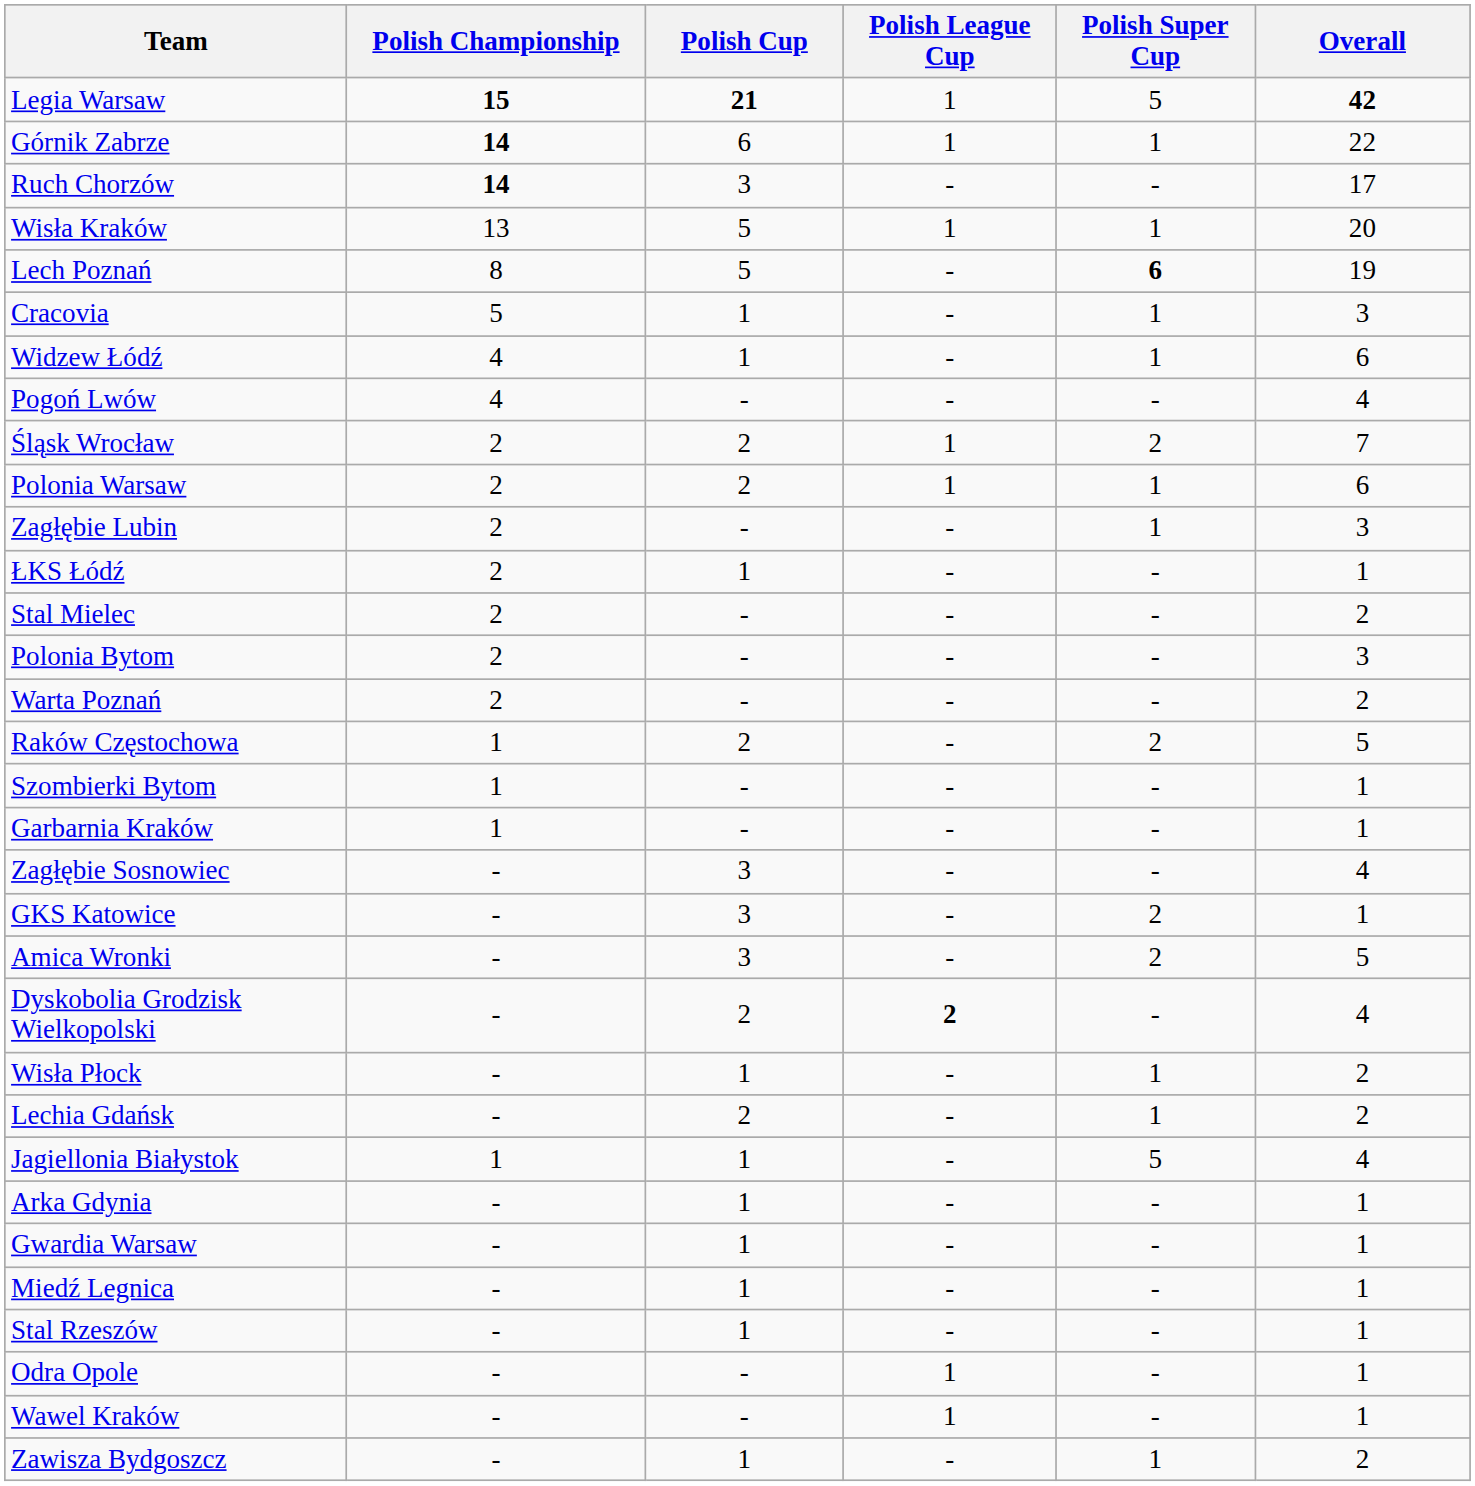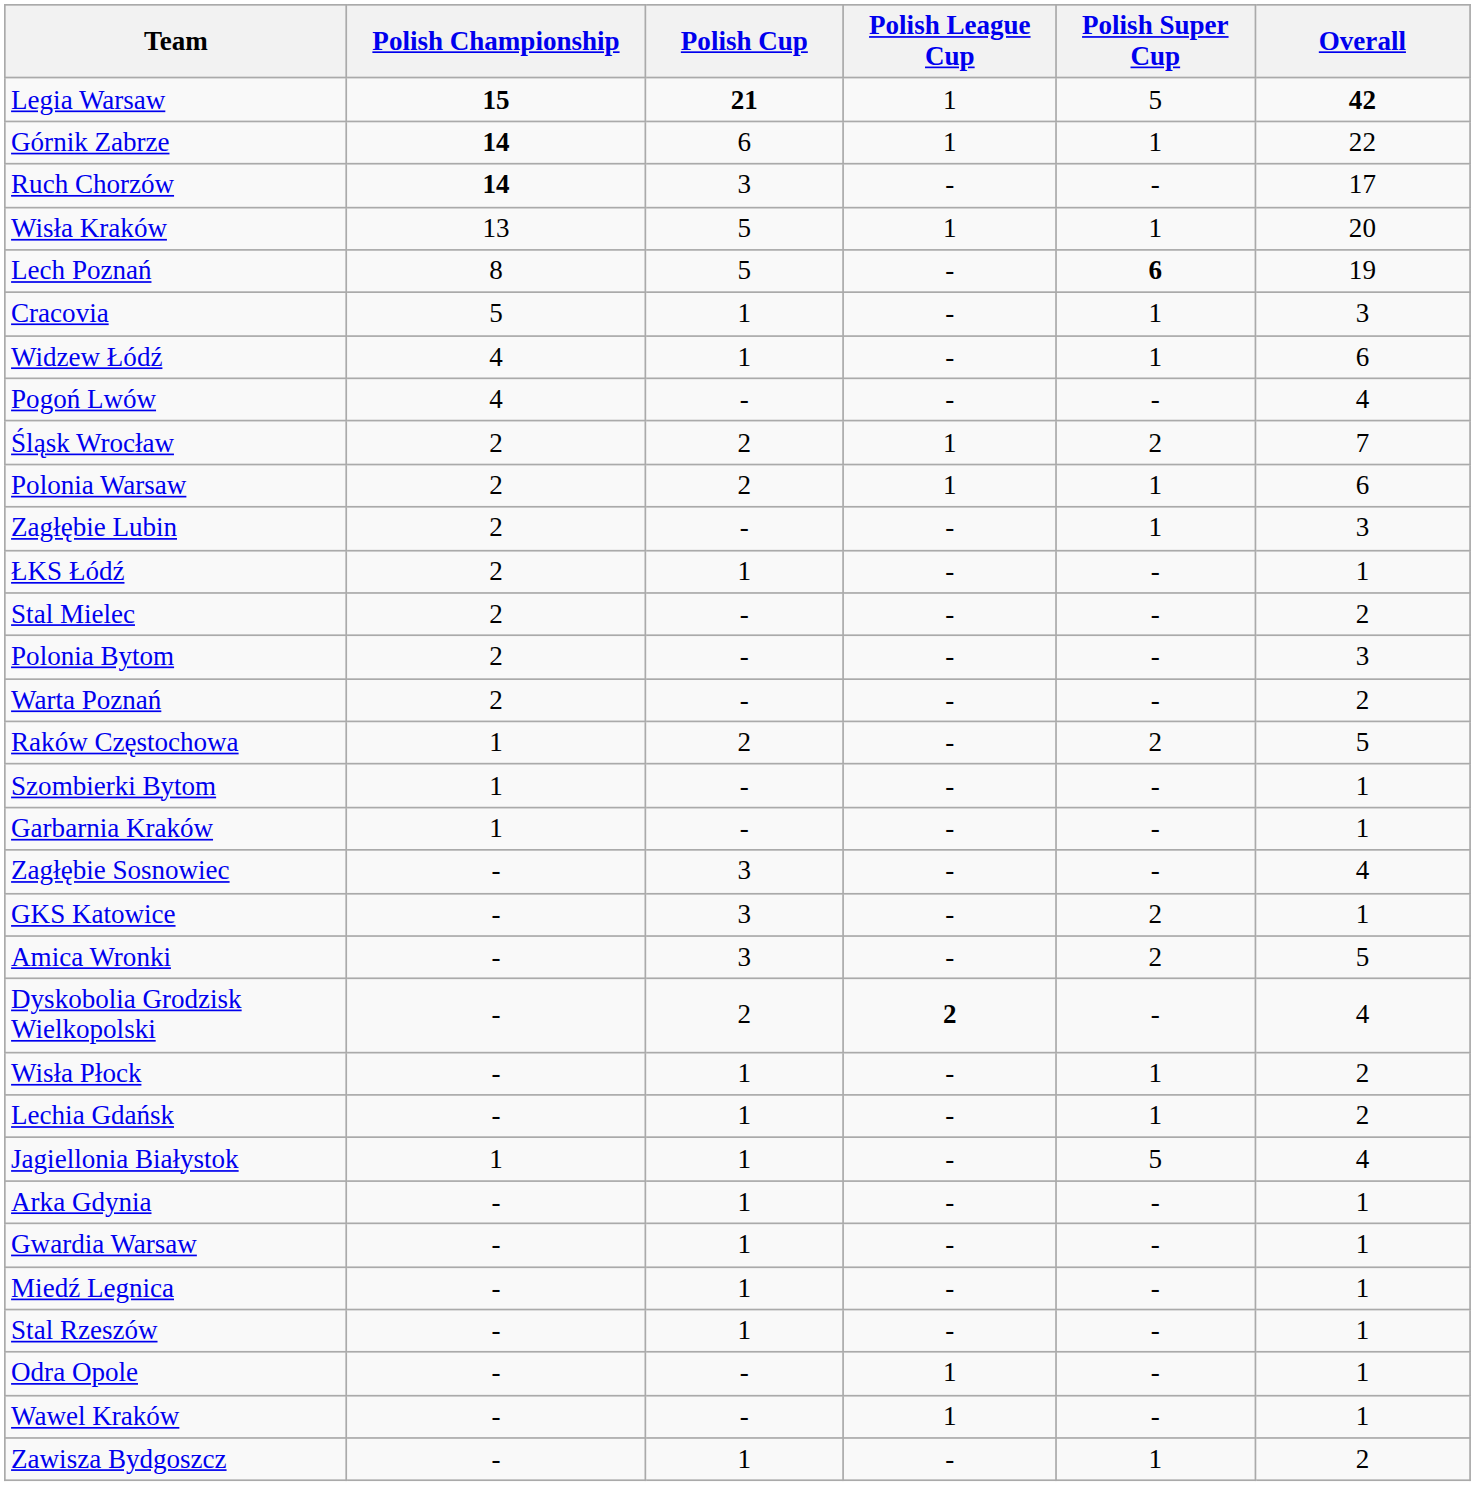(744, 1115) 2 -> (744, 1115) 1
